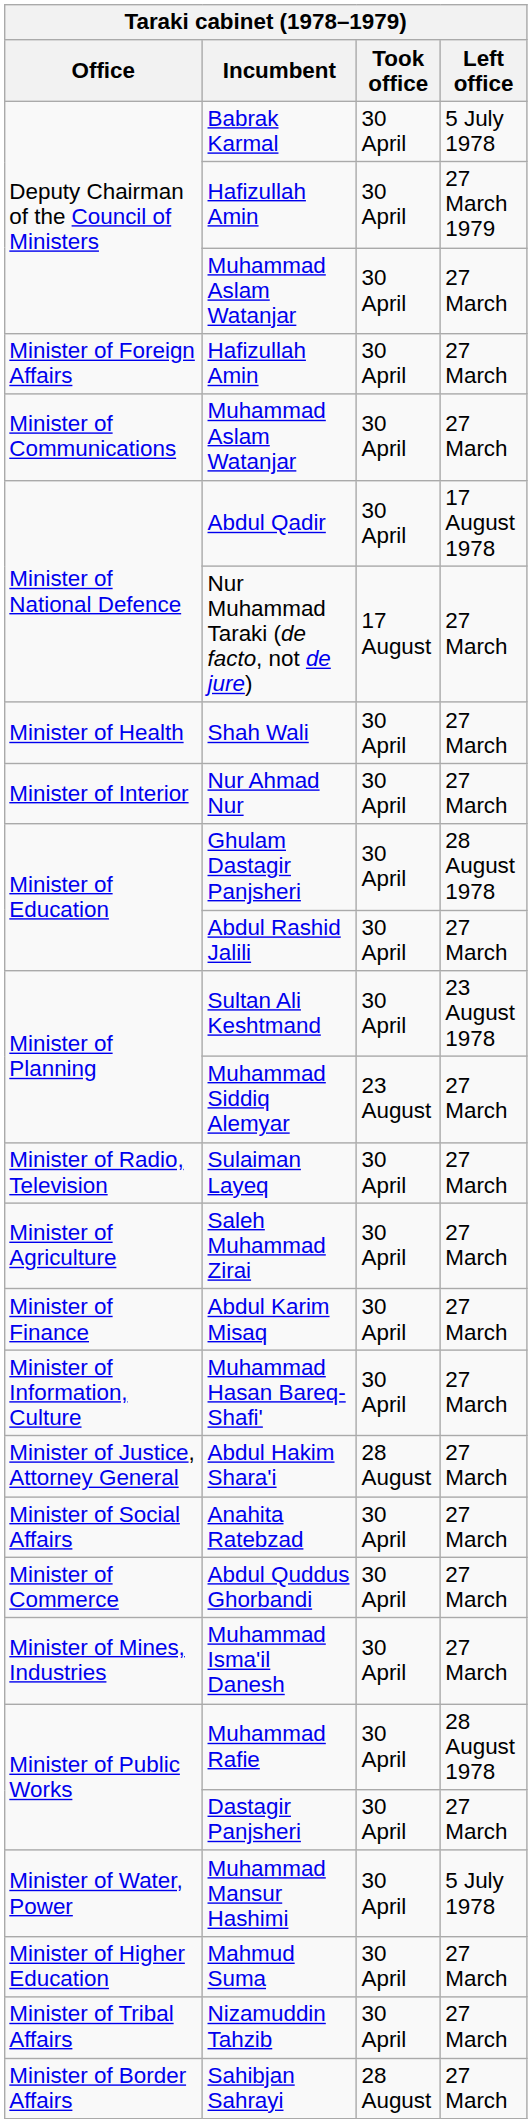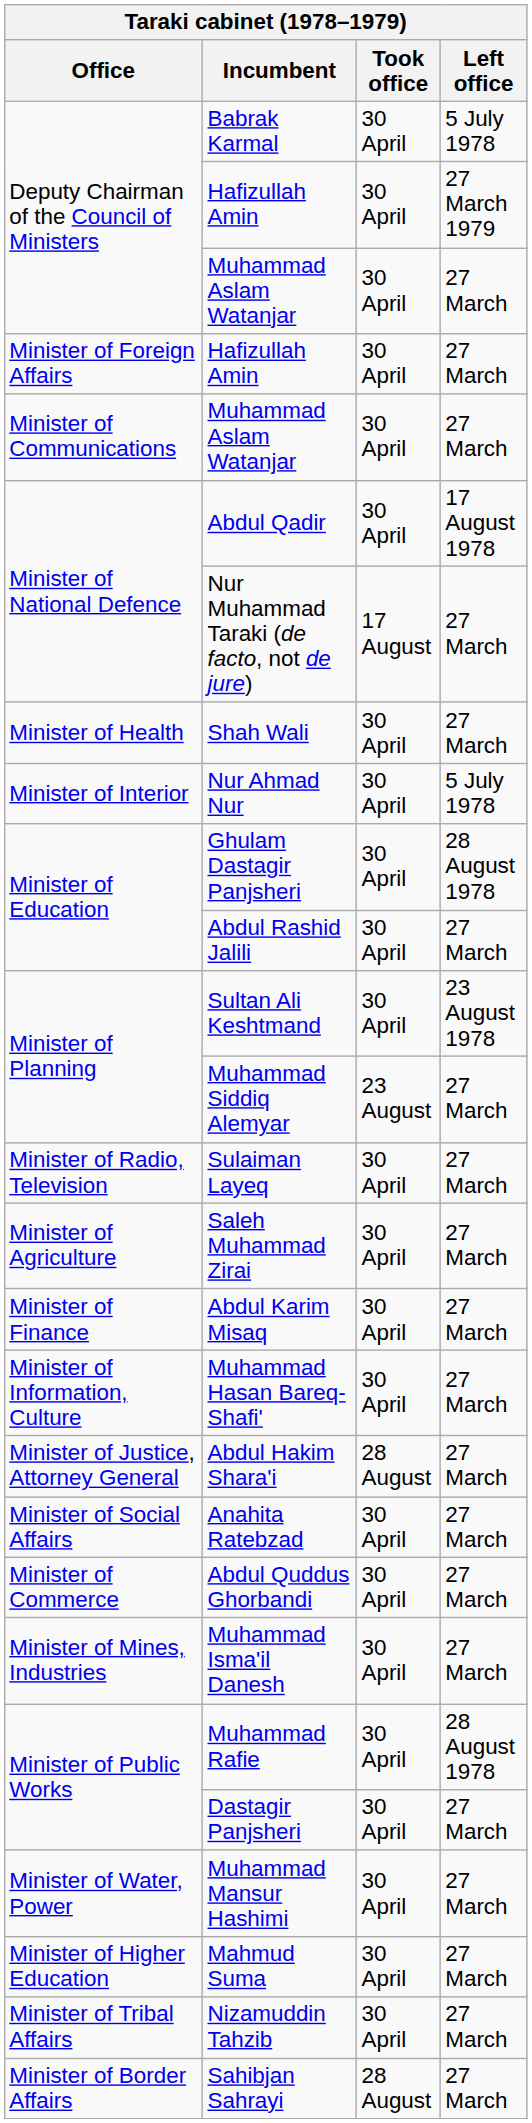(476, 793) 27 March -> (475, 793) 5 July 1978
(475, 1893) 5 July 1978 -> (476, 1893) 27 March
